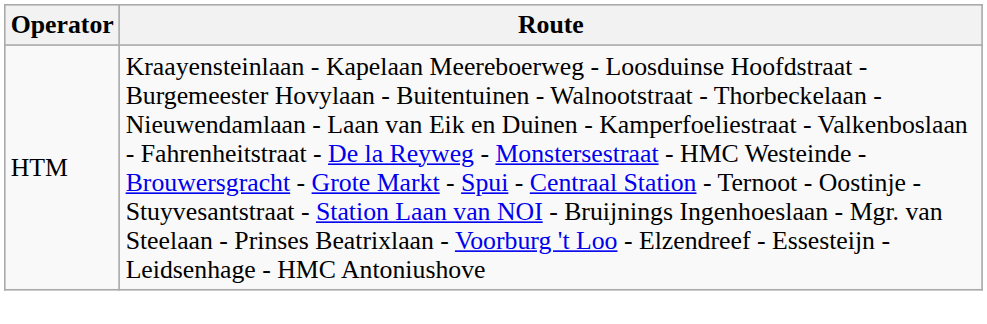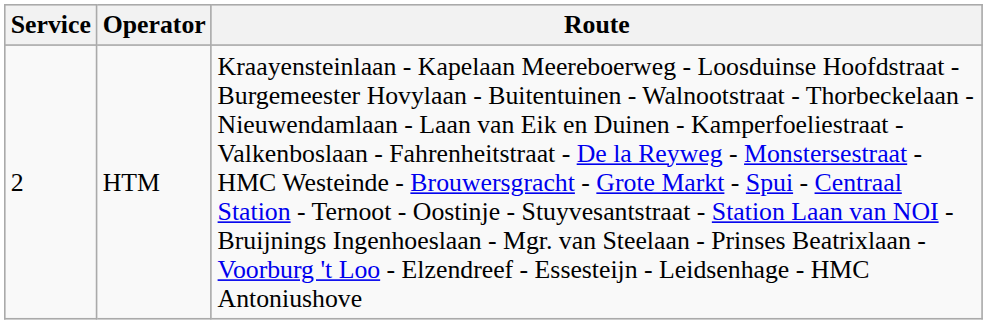+ column: (51, 24)
